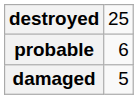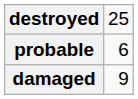(124, 79) 5 -> (124, 79) 9
